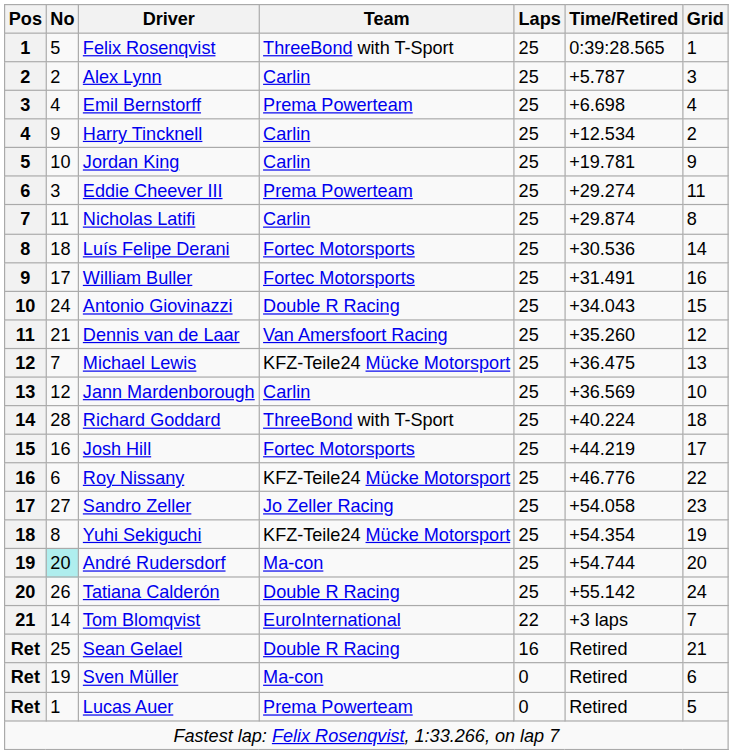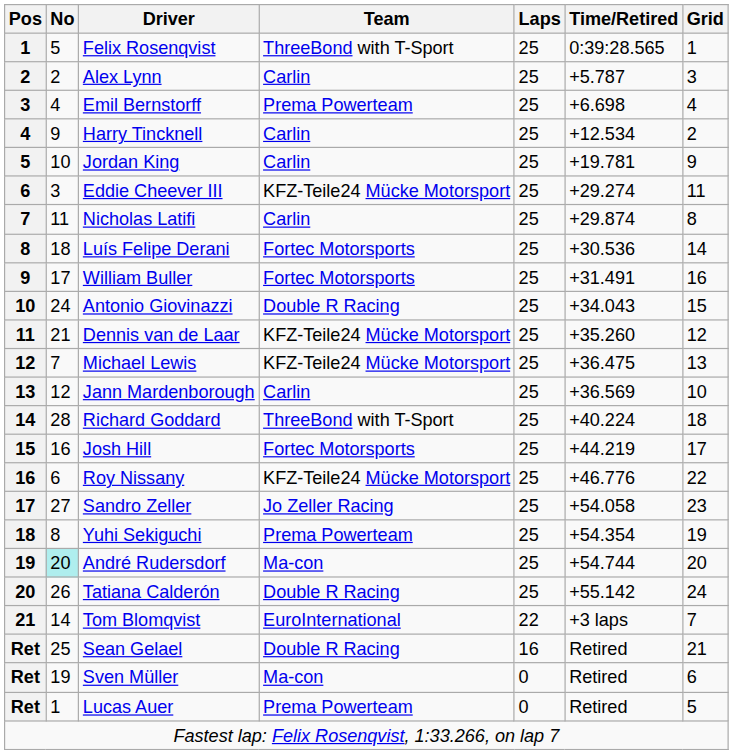(338, 191) Prema Powerteam -> (387, 191) KFZ-Teile24 Mücke Motorsport
(355, 334) Van Amersfoort Racing -> (387, 334) KFZ-Teile24 Mücke Motorsport
(387, 535) KFZ-Teile24 Mücke Motorsport -> (338, 535) Prema Powerteam
